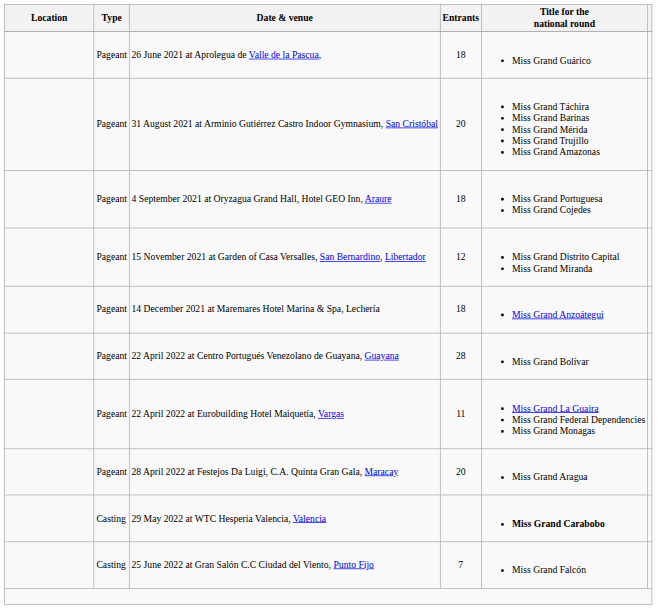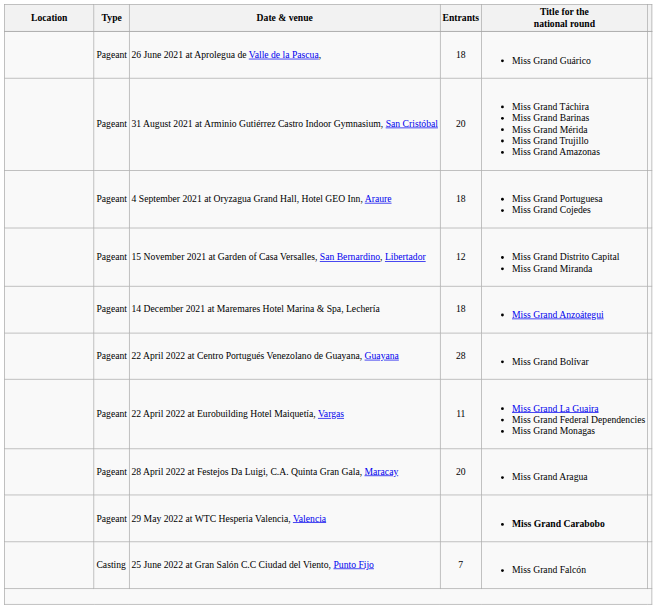(111, 518) Casting -> (112, 518) Pageant
